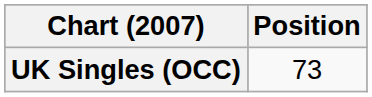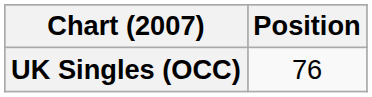(307, 69) 73 -> (307, 69) 76
